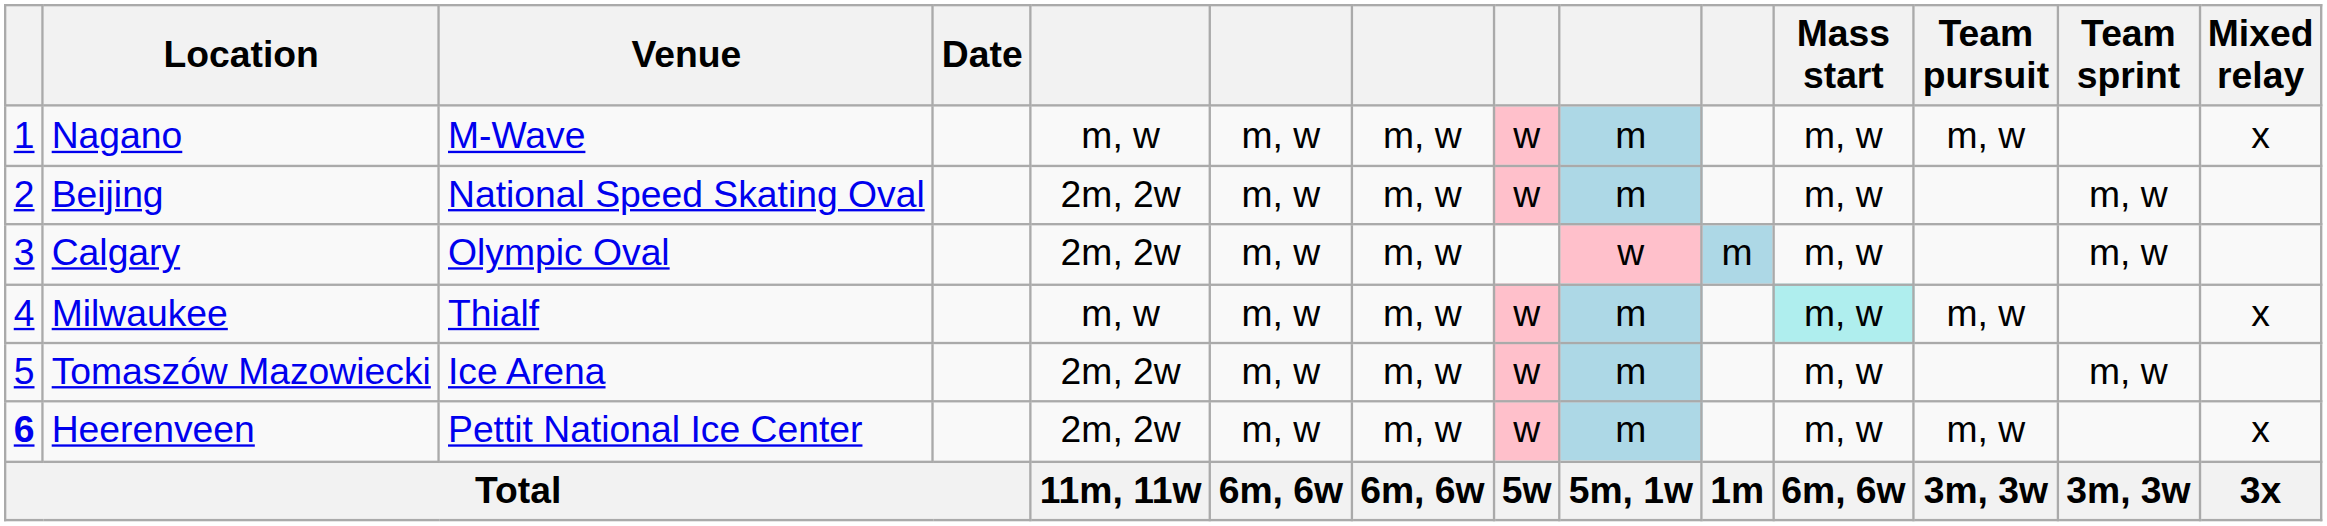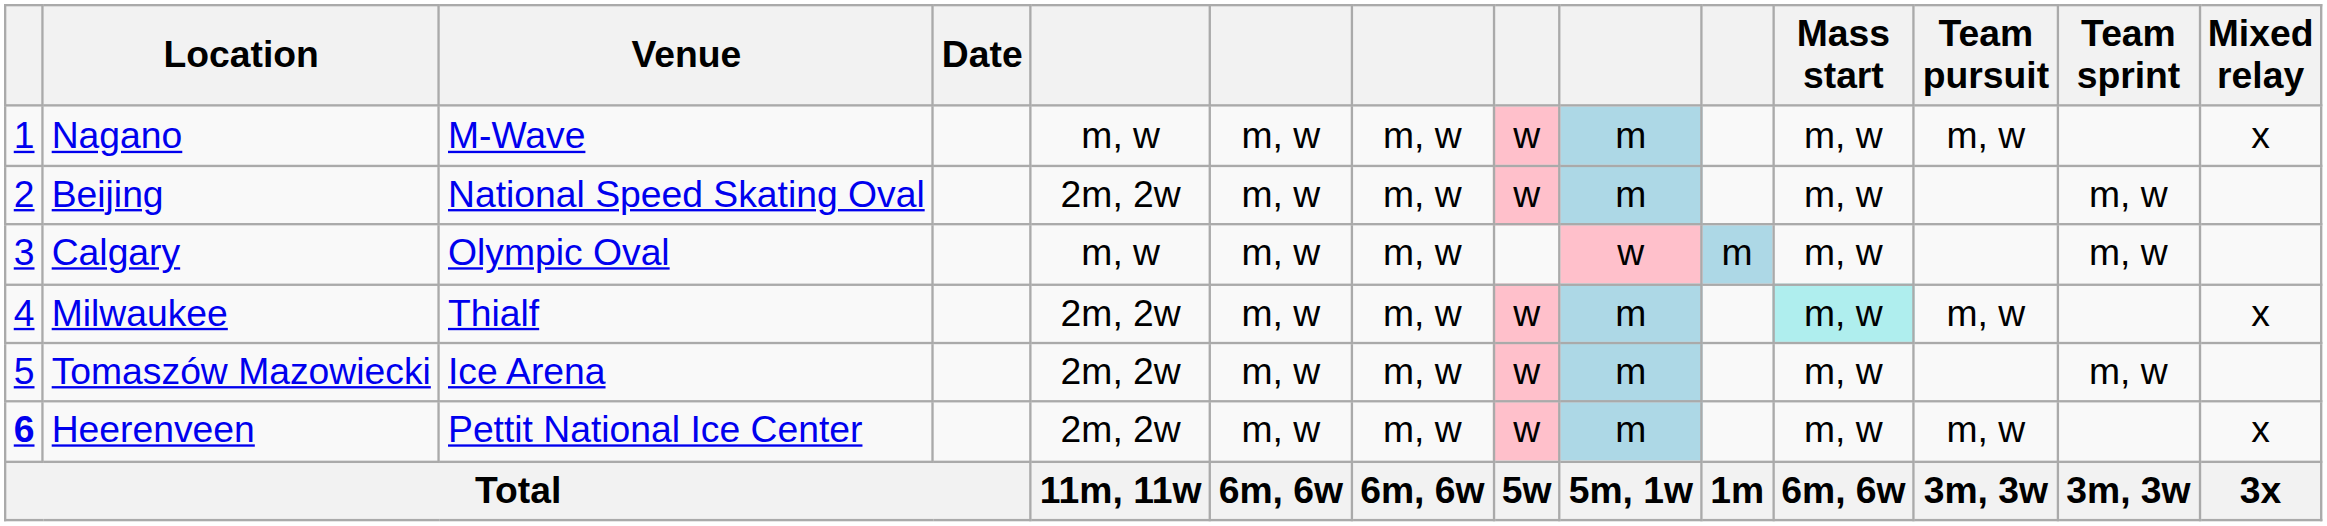(1121, 253) 2m, 2w -> (1121, 253) m, w
(1121, 312) m, w -> (1121, 312) 2m, 2w
